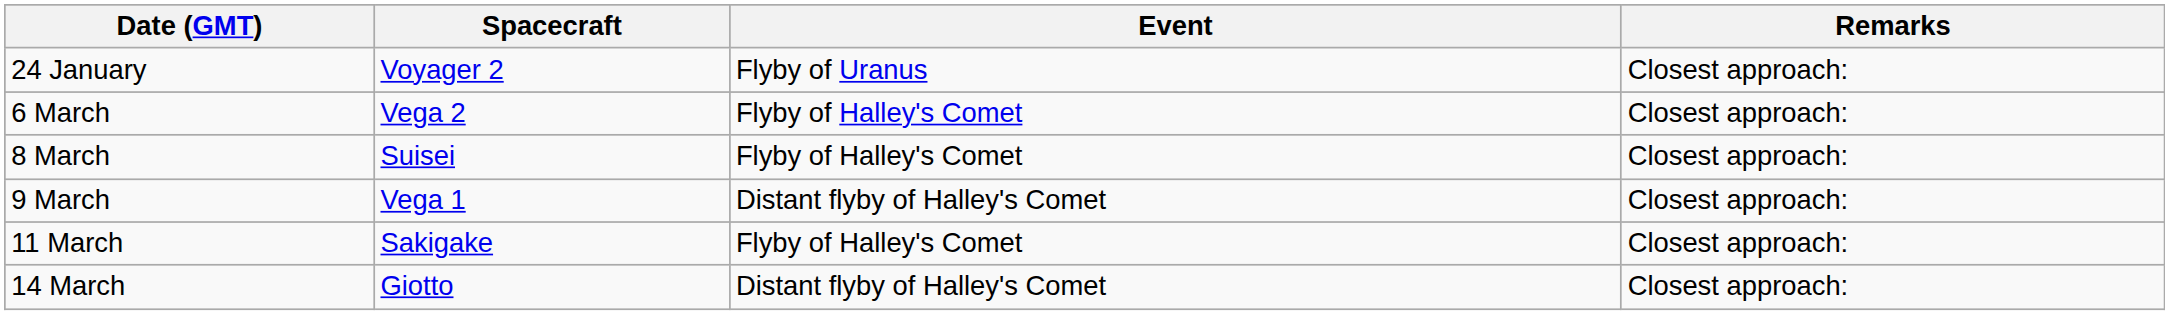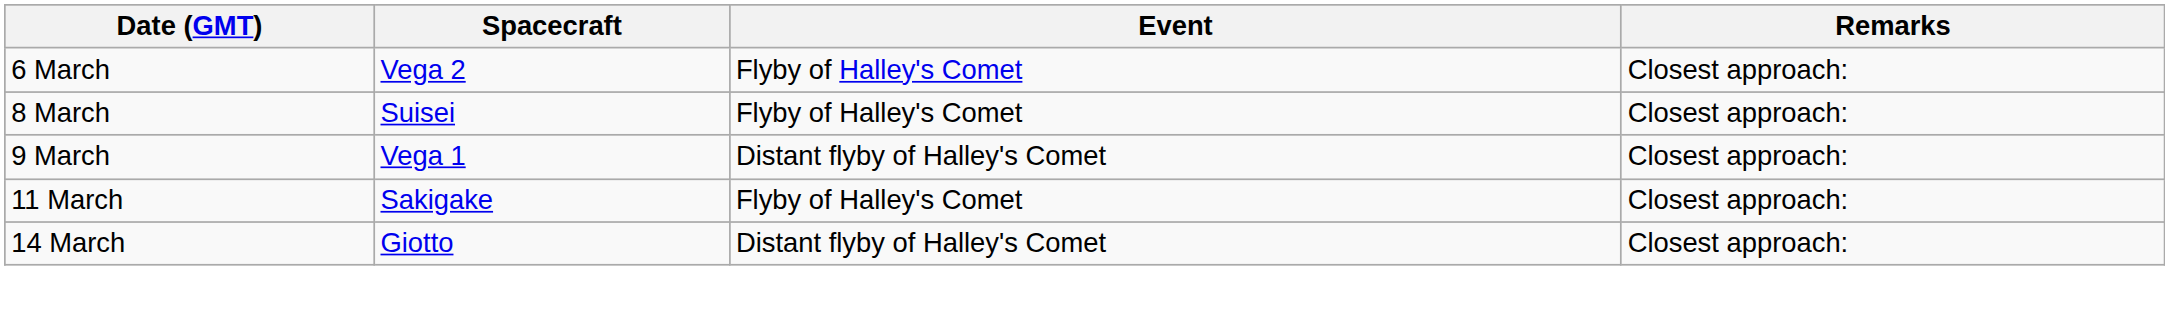- row: (79, 69)
